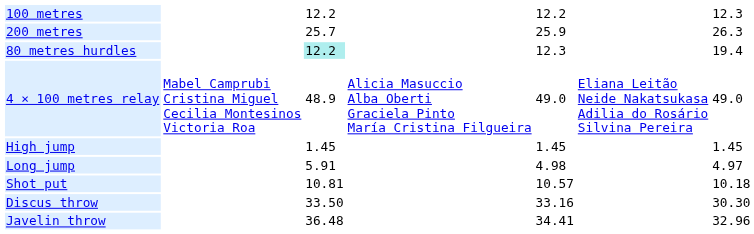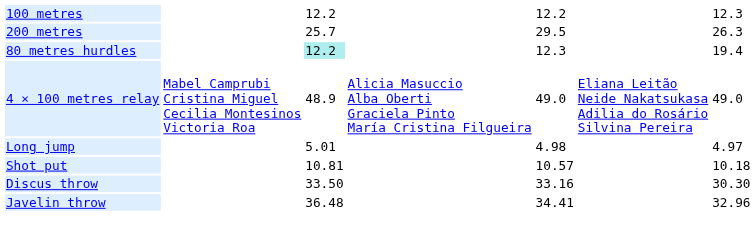(551, 32) 25.9 -> (551, 32) 29.5
- row: (40, 147)
(321, 165) 5.91 -> (321, 147) 5.01
